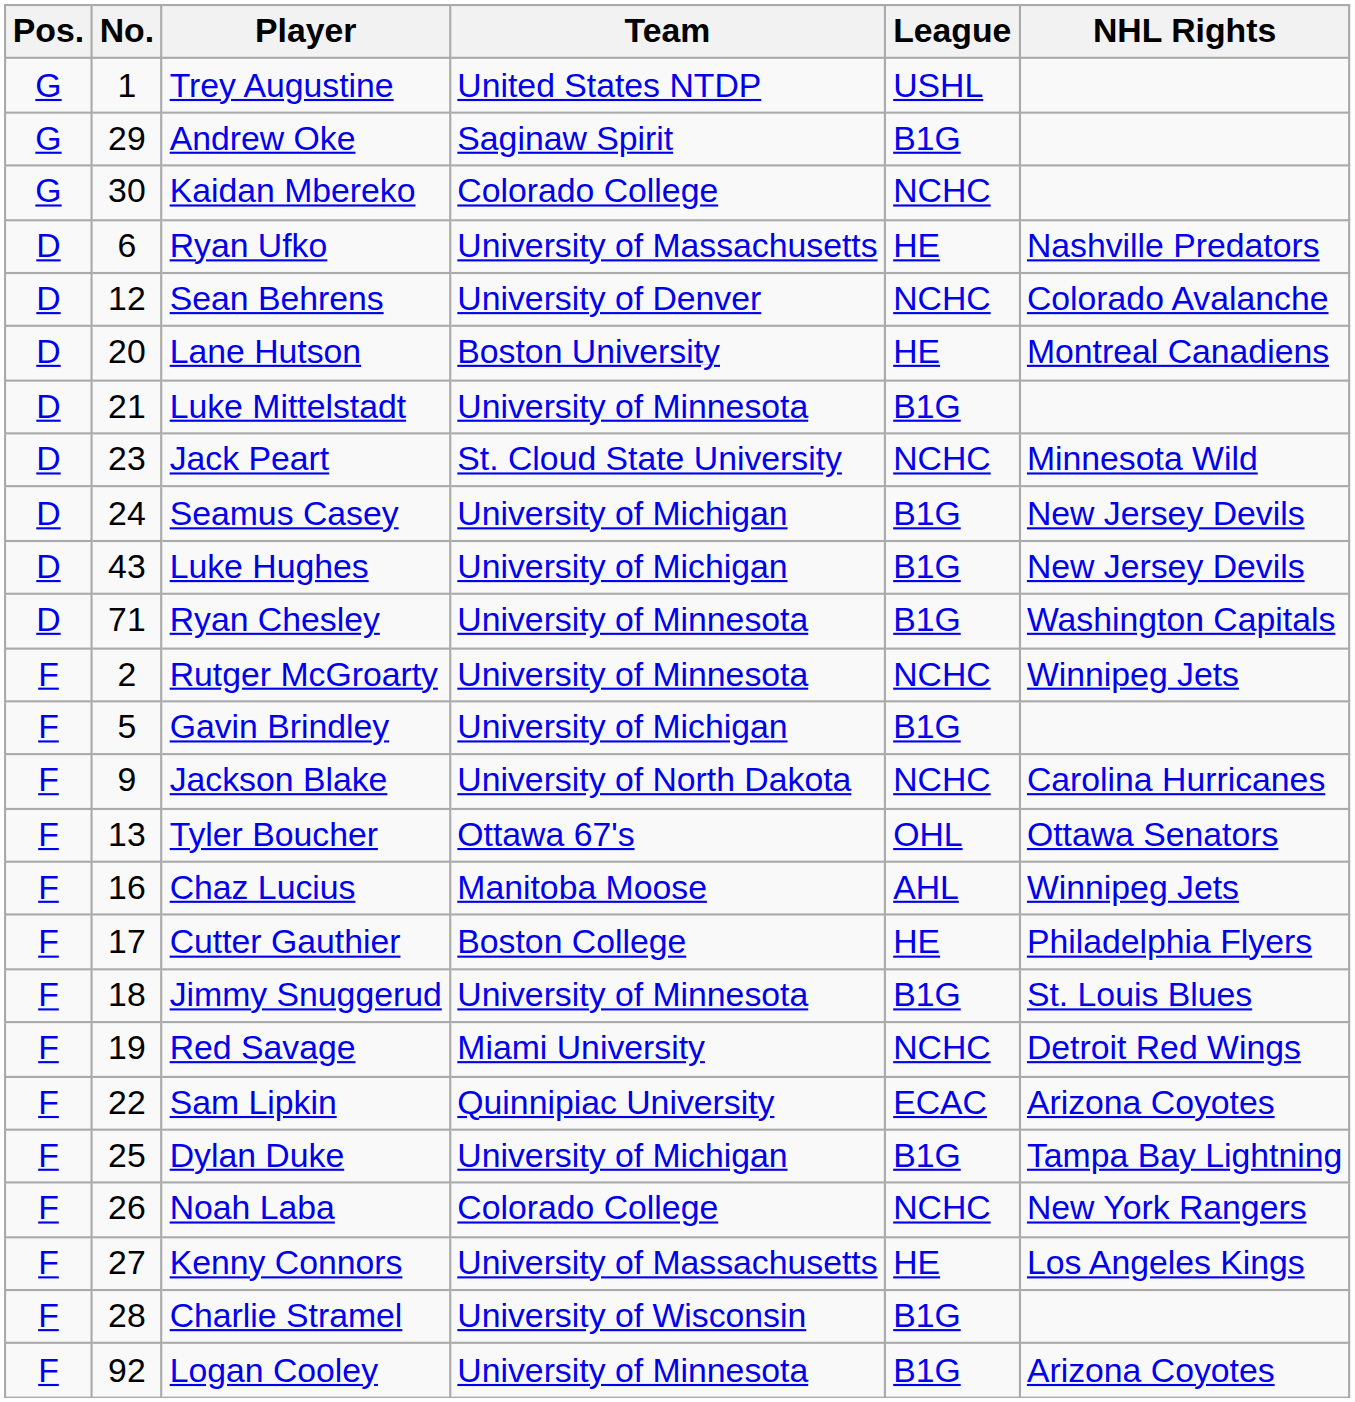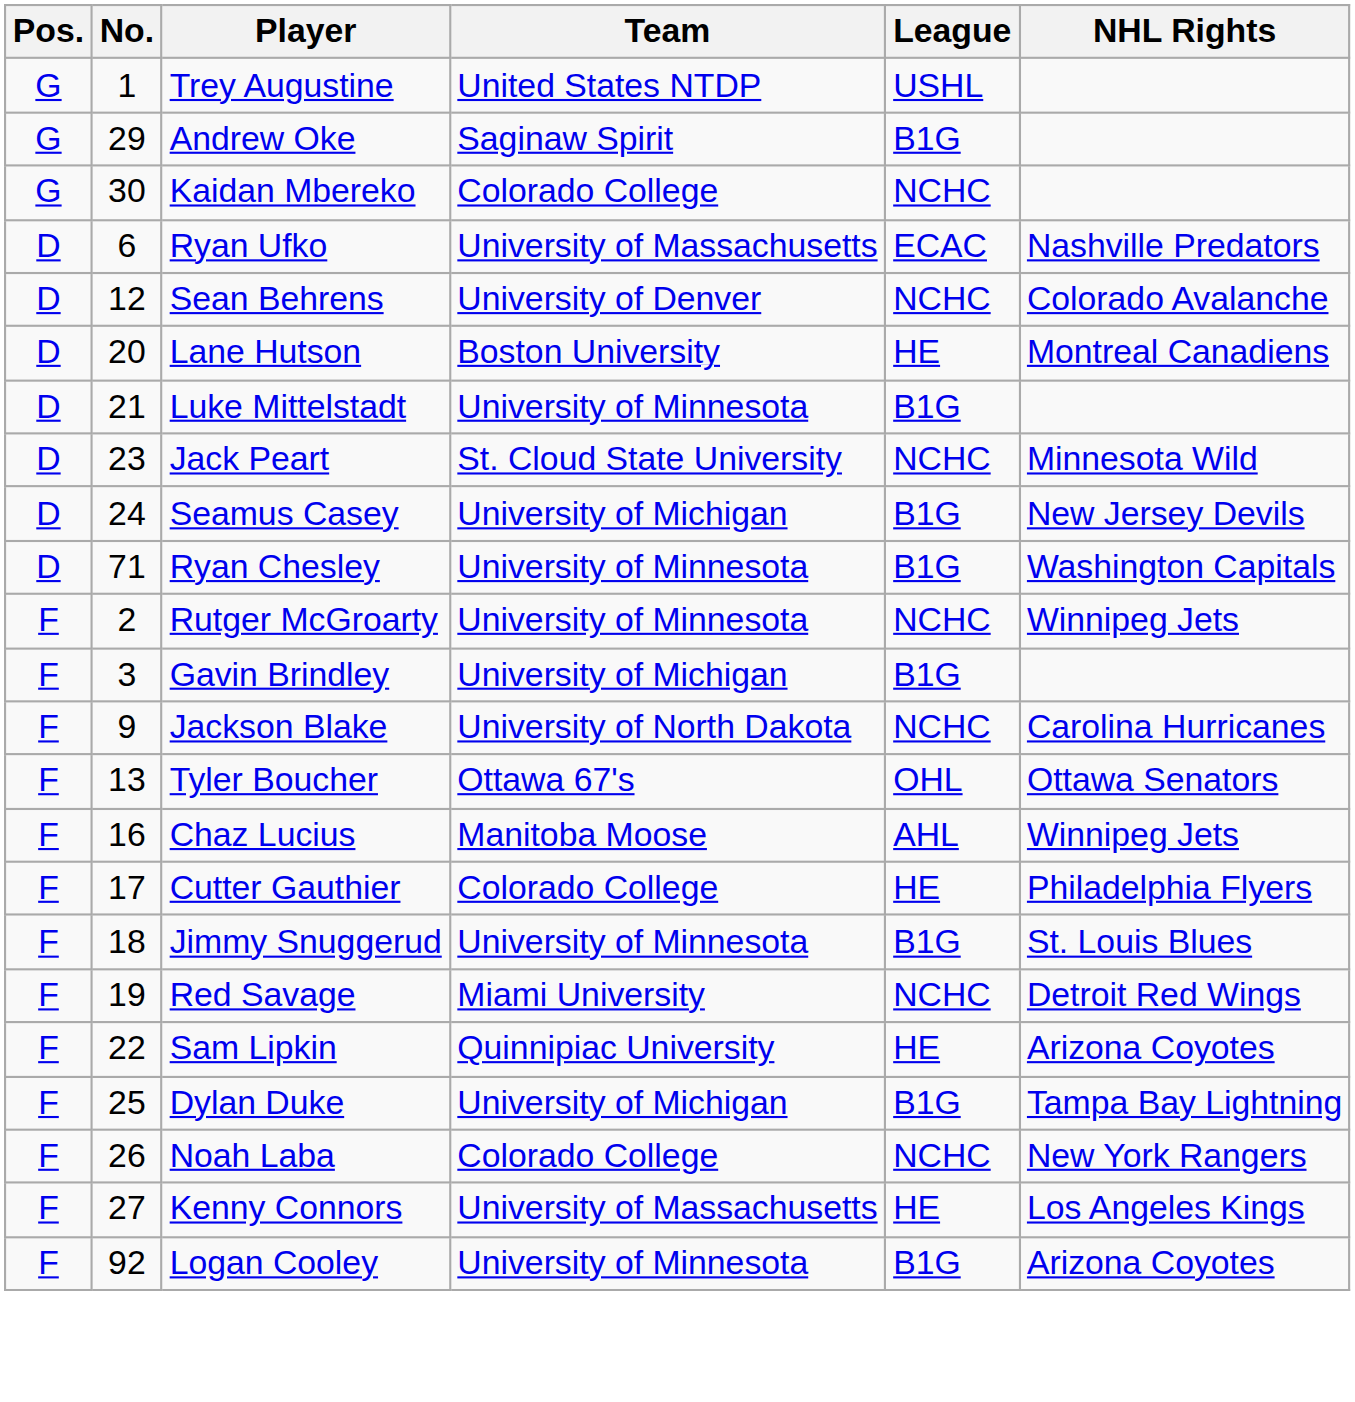(917, 245) HE -> (940, 245) ECAC
- row: (269, 566)
(127, 727) 5 -> (127, 673) 3
(572, 941) Boston College -> (588, 887) Colorado College
(940, 1102) ECAC -> (917, 1048) HE
- row: (286, 1316)
